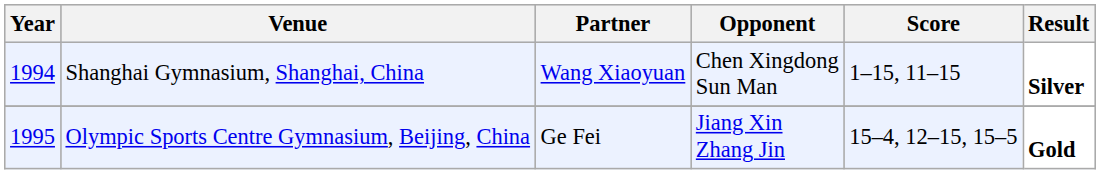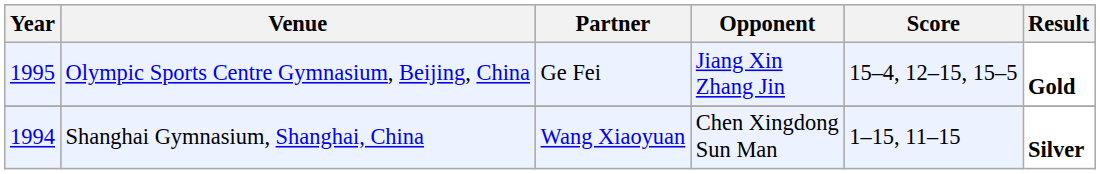rows swapped: (245, 73) <-> (298, 137)
